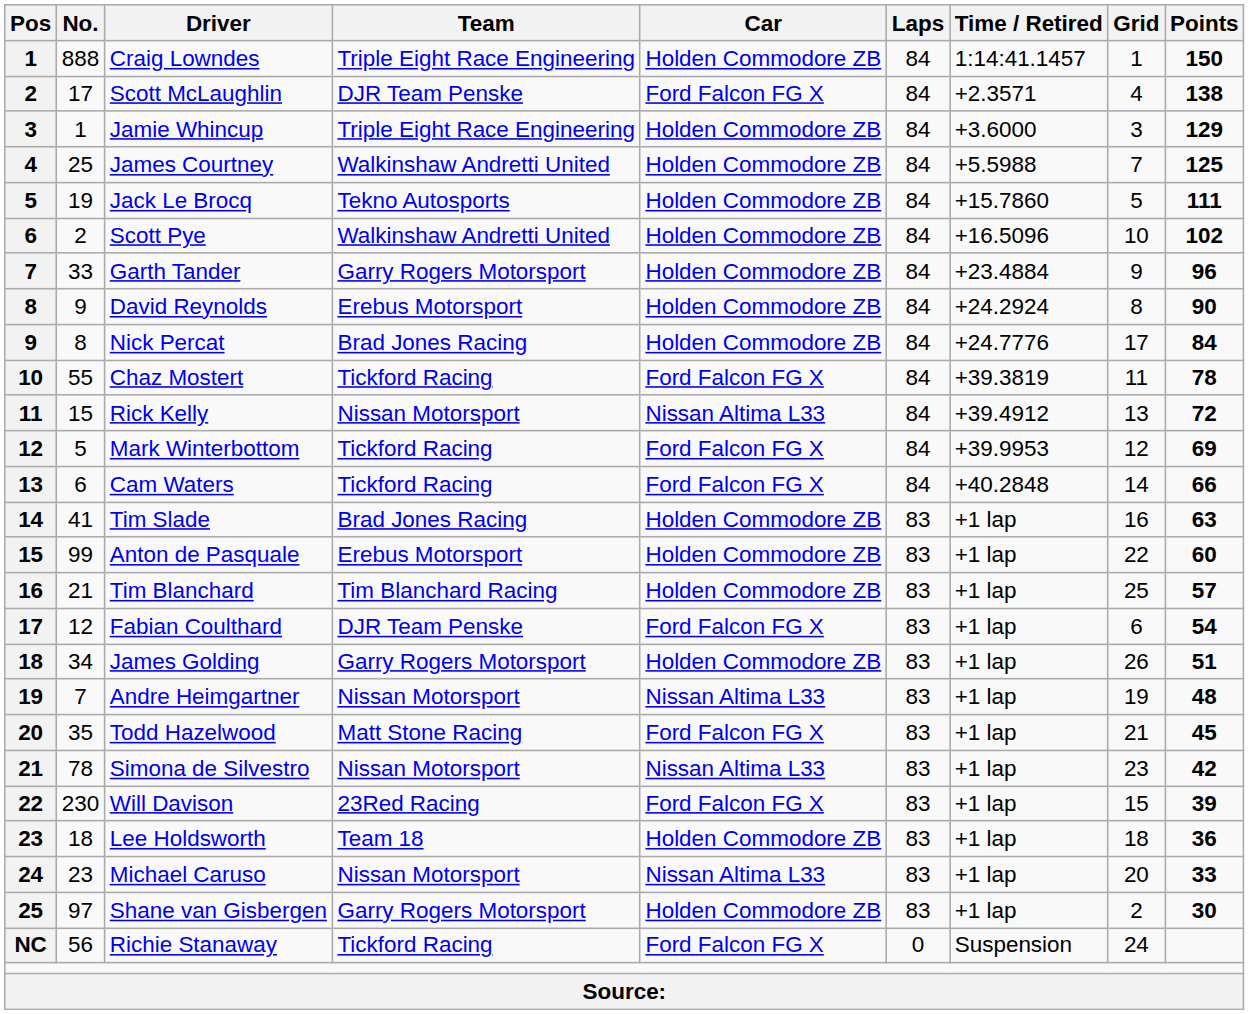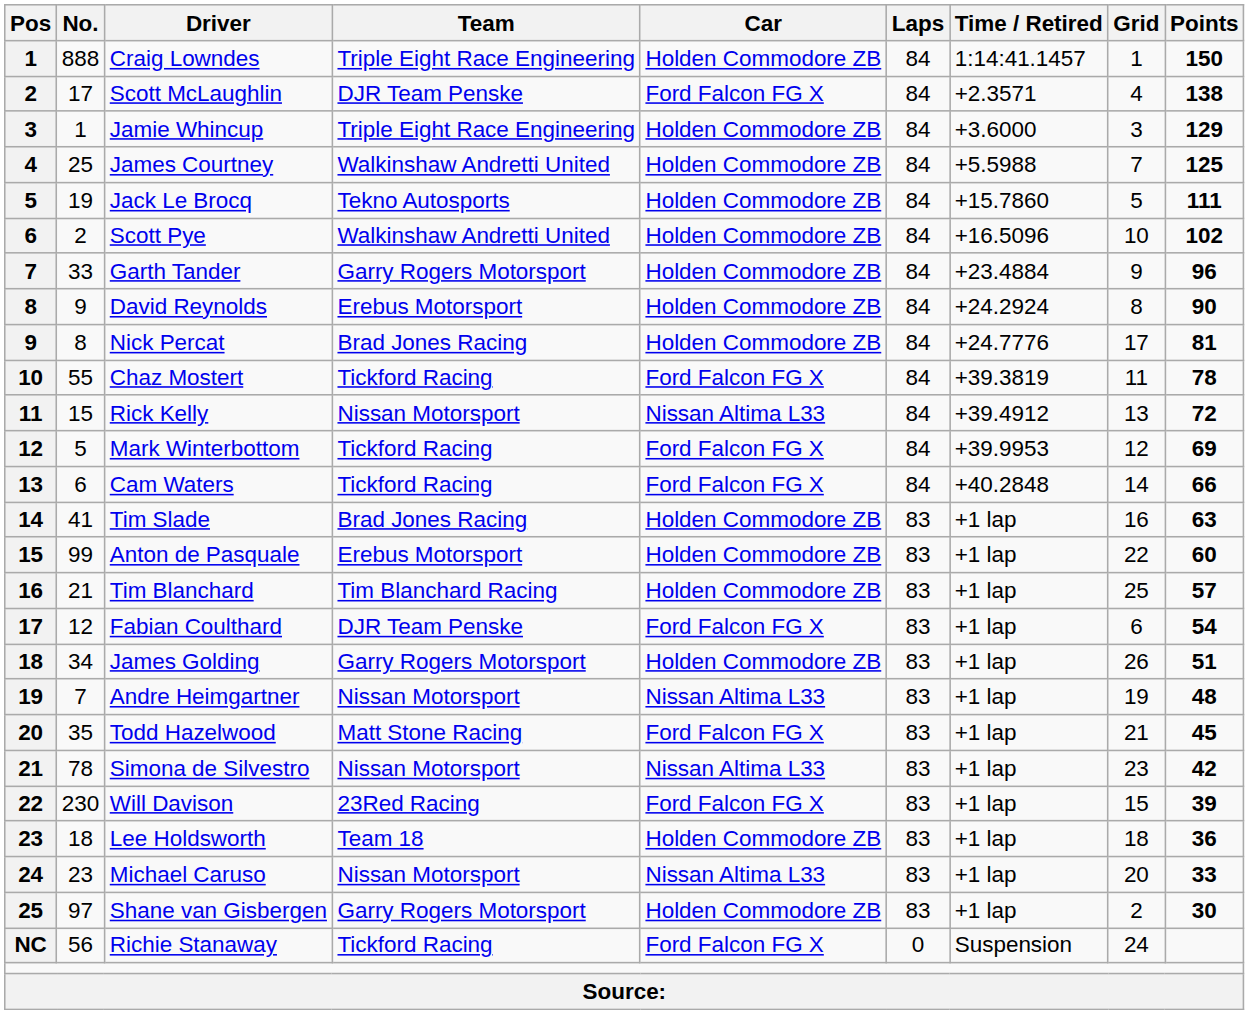(1204, 342) 84 -> (1204, 342) 81
